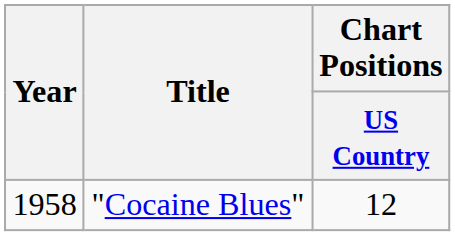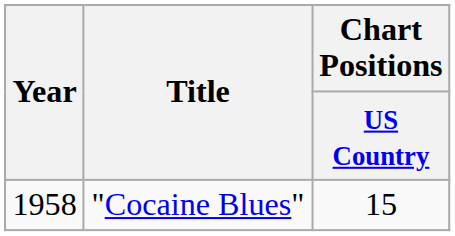(381, 204) 12 -> (381, 204) 15
